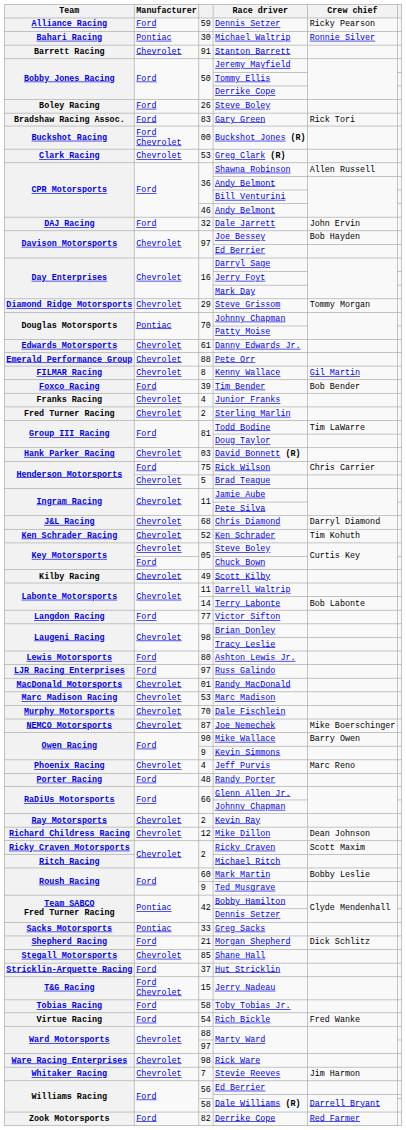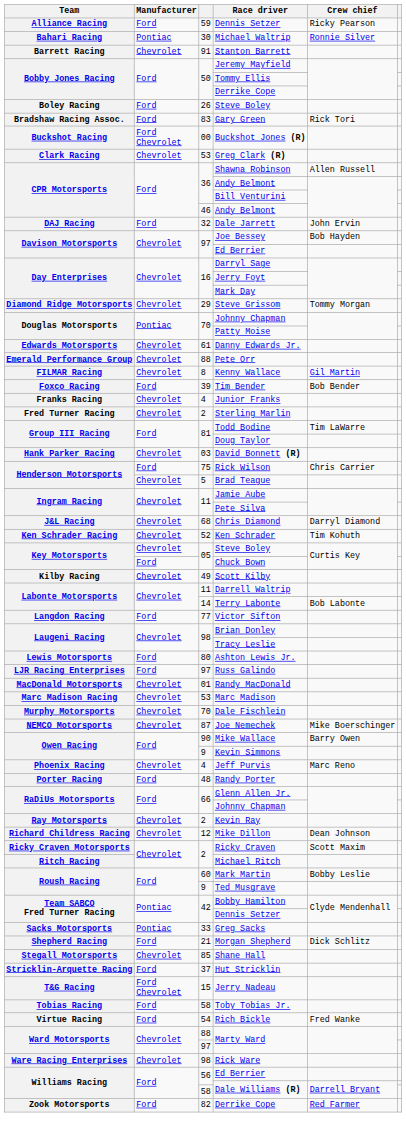- row: (203, 1074)
